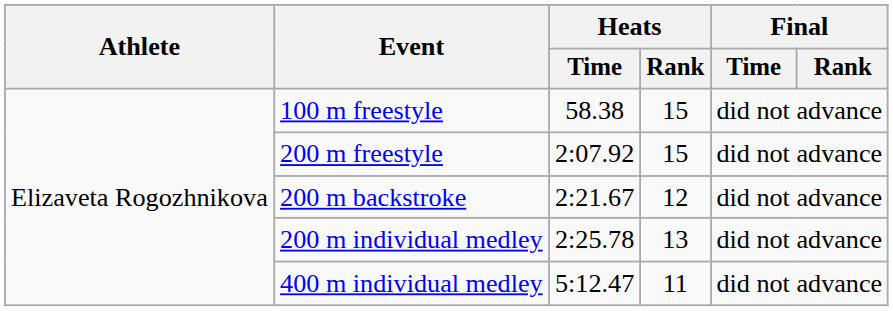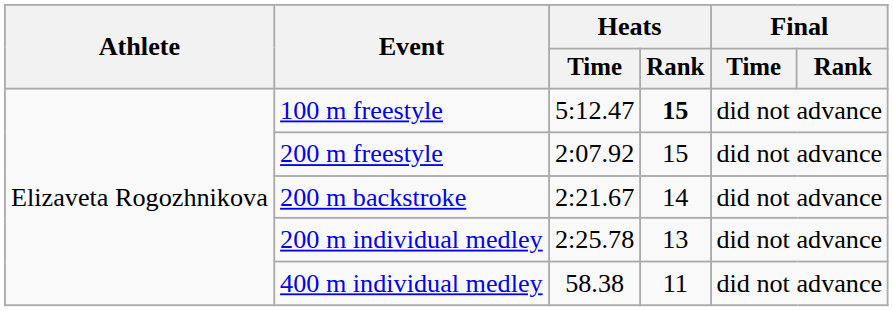(595, 110) 58.38 -> (595, 110) 5:12.47
(675, 110) normal -> (675, 110) bold
(675, 197) 12 -> (675, 197) 14
(595, 283) 5:12.47 -> (595, 283) 58.38
